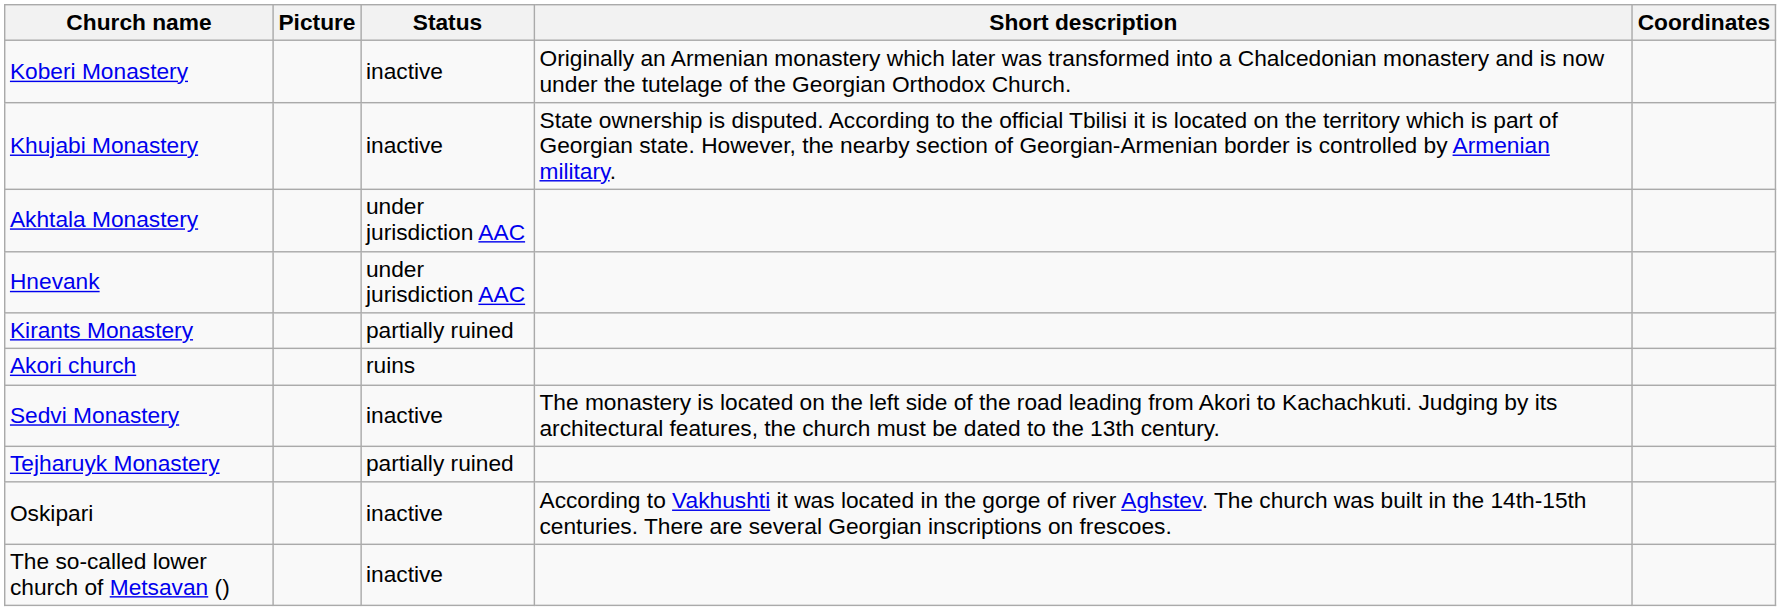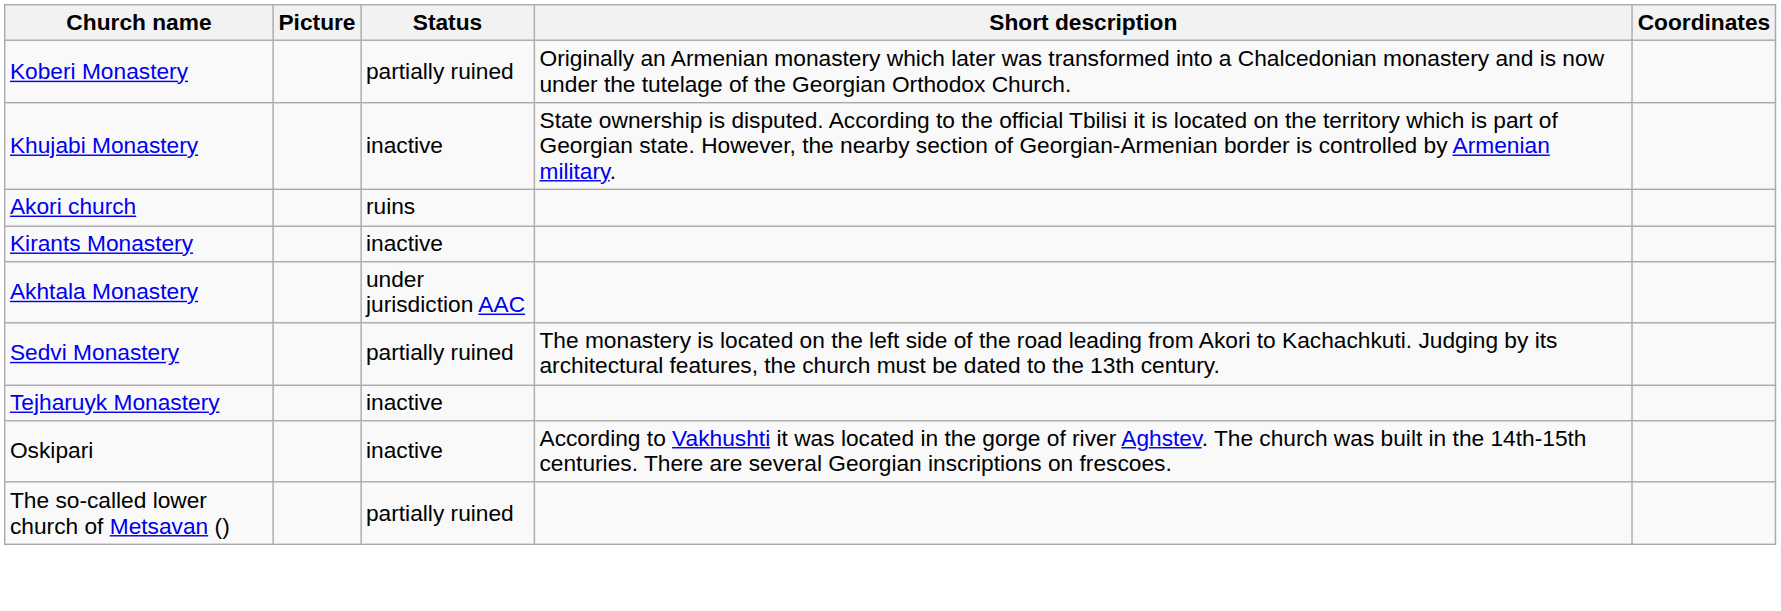(404, 71) inactive -> (440, 71) partially ruined
rows swapped: (104, 220) <-> (73, 366)
- row: (55, 281)
(440, 330) partially ruined -> (404, 243) inactive
(404, 415) inactive -> (440, 353) partially ruined
(440, 464) partially ruined -> (404, 402) inactive
(404, 574) inactive -> (440, 512) partially ruined
